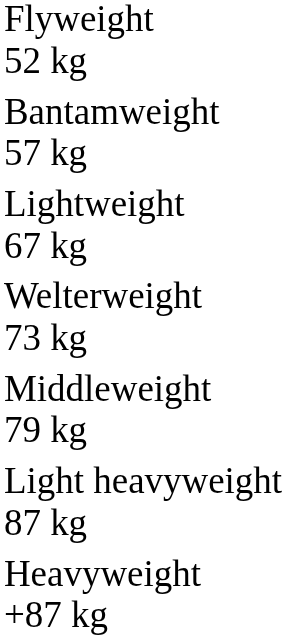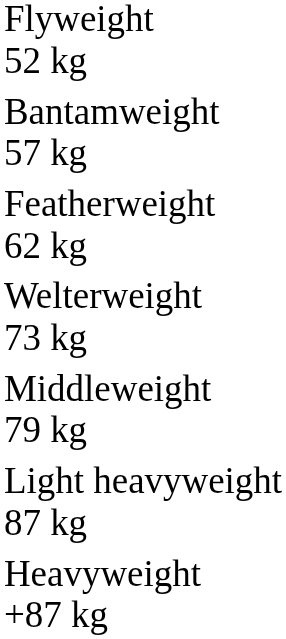+ row: (110, 224)
- row: (94, 224)
